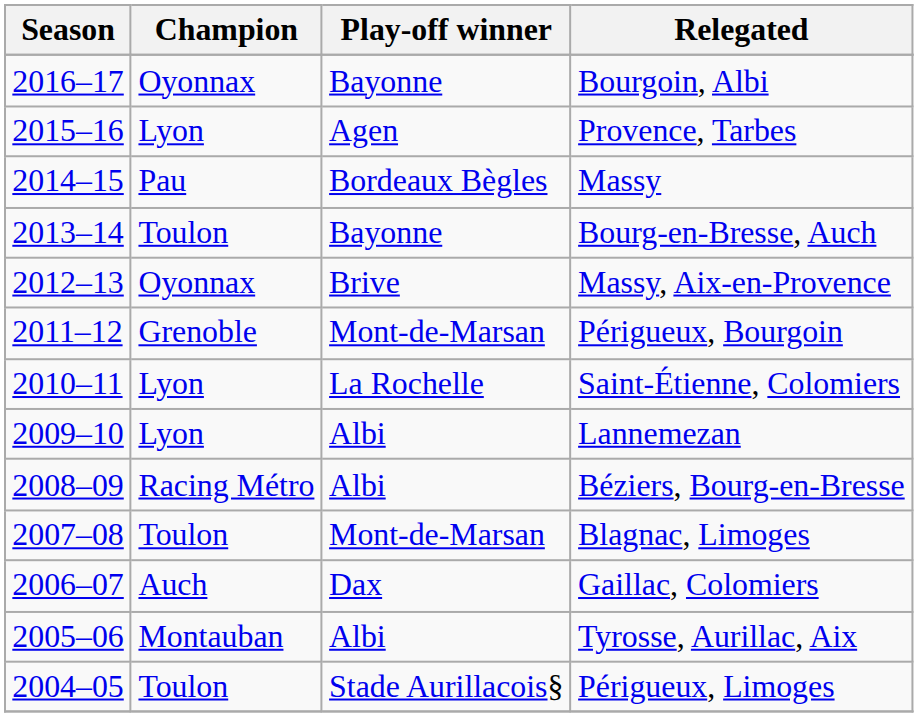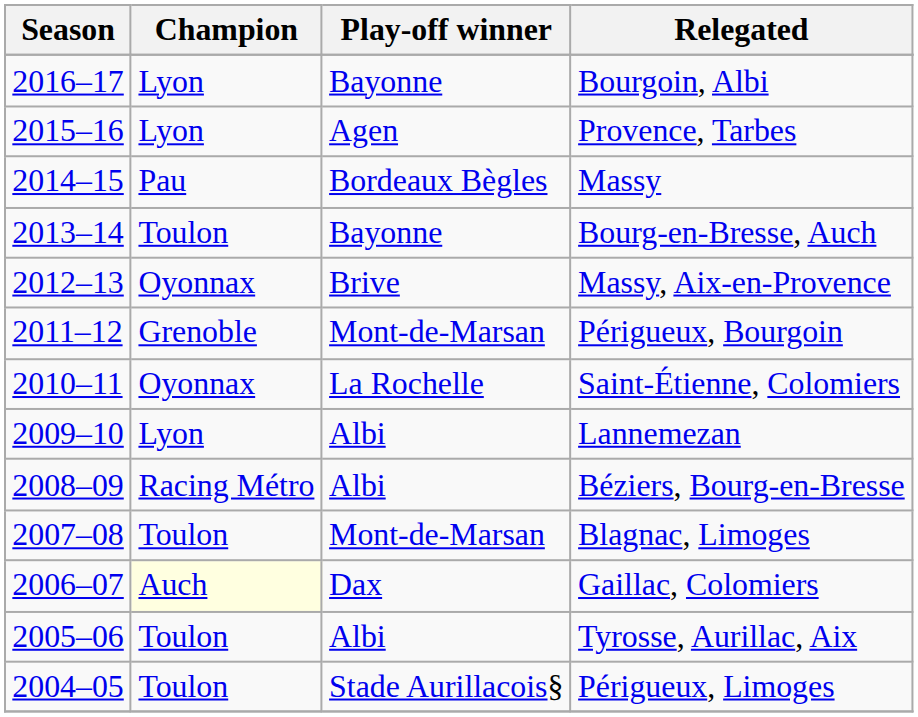(197, 80) Oyonnax -> (171, 80) Lyon
(171, 383) Lyon -> (197, 383) Oyonnax
(173, 585) no background -> (173, 585) lightyellow background
(211, 635) Montauban -> (183, 635) Toulon
